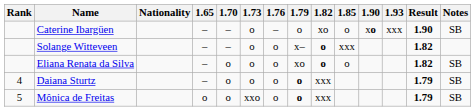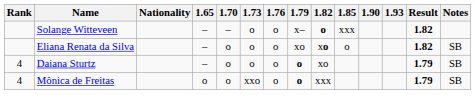- row: (75, 30)
(323, 64) o -> (323, 47) xo
(323, 81) xxx -> (323, 64) xo
(19, 98) 5 -> (19, 81) 4
